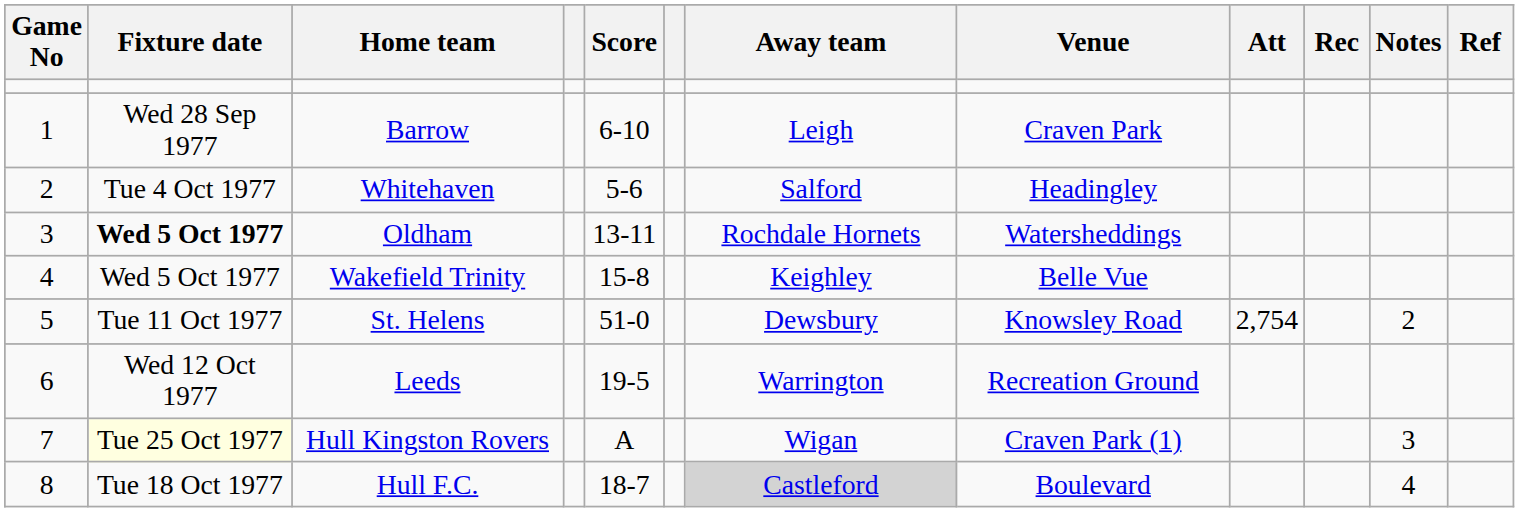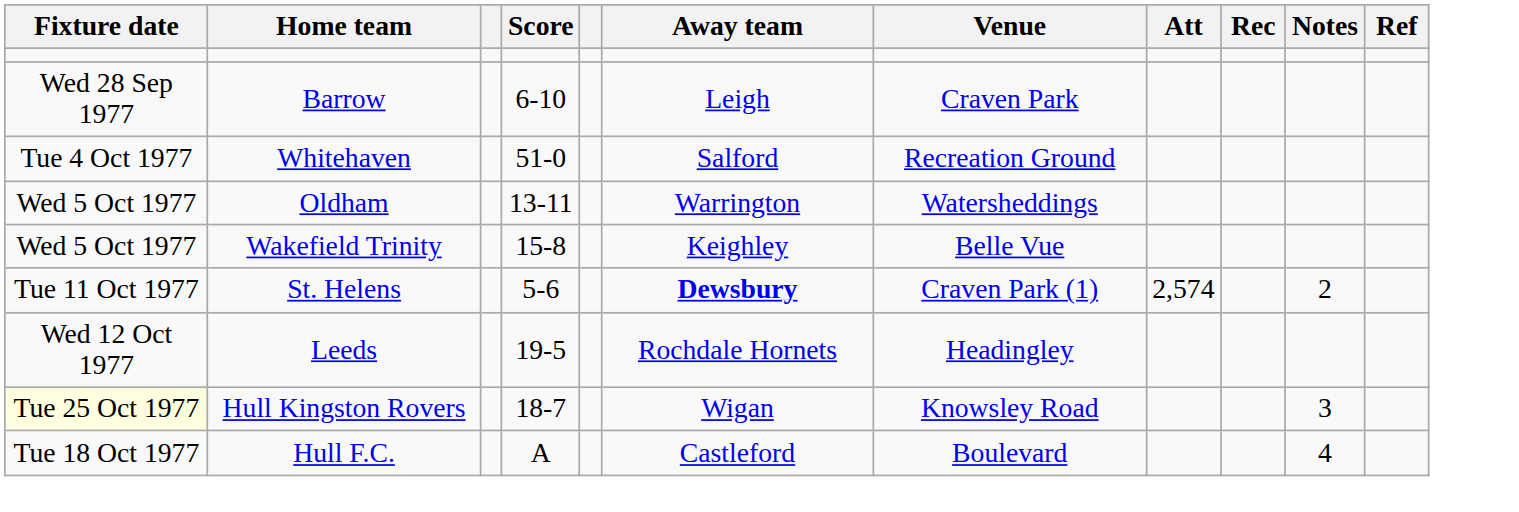- column: (47, 42)
(624, 189) 5-6 -> (541, 158) 51-0
(1093, 189) Headingley -> (1010, 158) Recreation Ground
(190, 233) bold -> (106, 202) normal
(821, 233) Rochdale Hornets -> (737, 202) Warrington
(624, 320) 51-0 -> (541, 289) 5-6
(821, 320) normal -> (737, 289) bold
(1093, 320) Knowsley Road -> (1010, 289) Craven Park (1)
(1267, 320) 2,754 -> (1183, 289) 2,574
(821, 380) Warrington -> (737, 349) Rochdale Hornets
(1093, 380) Recreation Ground -> (1010, 349) Headingley
(624, 439) A -> (541, 408) 18-7
(1093, 439) Craven Park (1) -> (1010, 408) Knowsley Road
(624, 483) 18-7 -> (541, 452) A
(821, 483) lightgrey background -> (737, 452) no background
